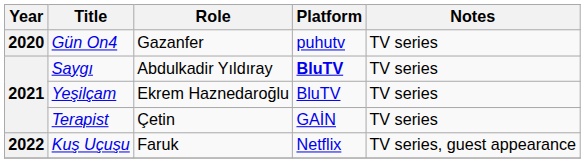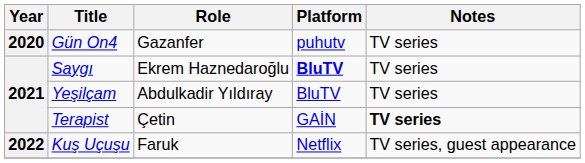(205, 68) Abdulkadir Yıldıray -> (213, 68) Ekrem Haznedaroğlu
(213, 94) Ekrem Haznedaroğlu -> (205, 94) Abdulkadir Yıldıray
(404, 119) normal -> (405, 119) bold
